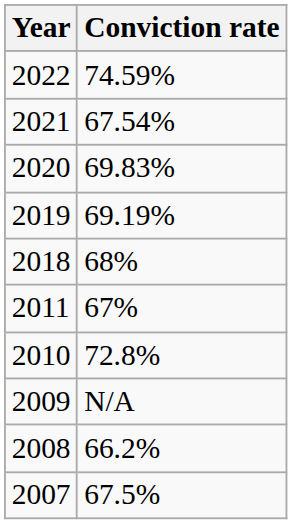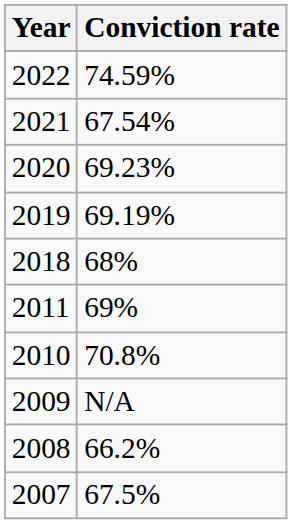(130, 167) 69.83% -> (130, 167) 69.23%
(111, 307) 67% -> (111, 307) 69%
(122, 354) 72.8% -> (122, 354) 70.8%
